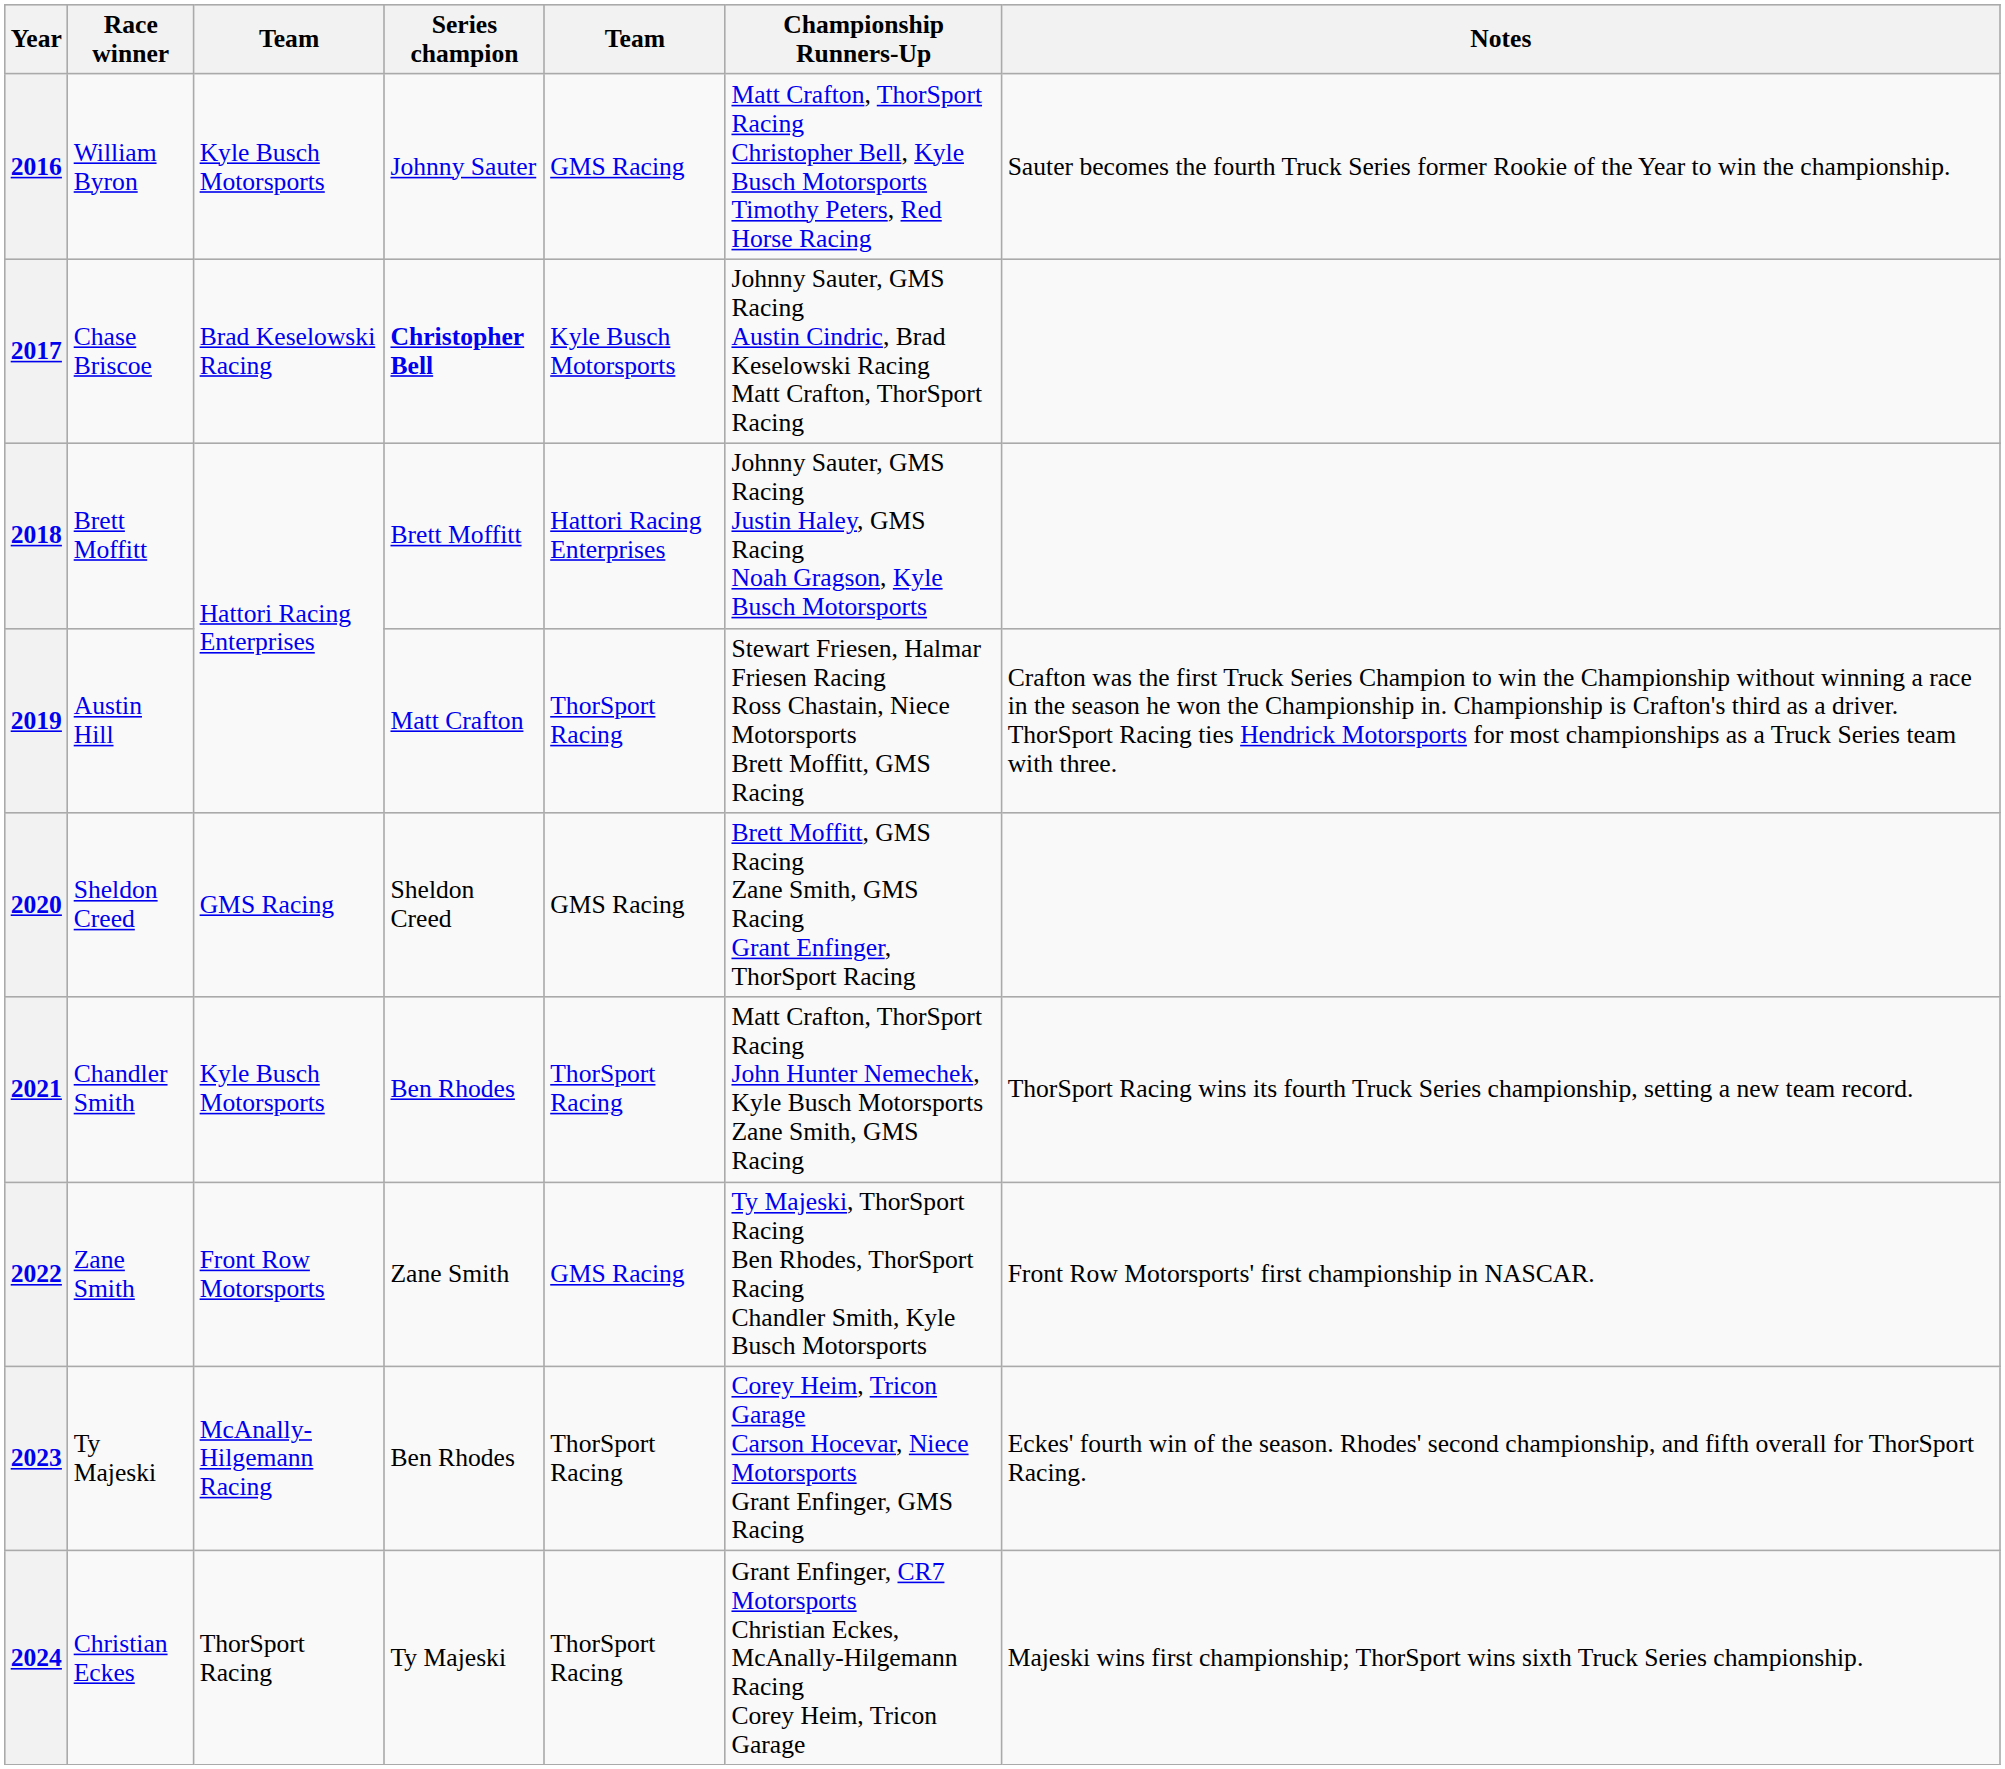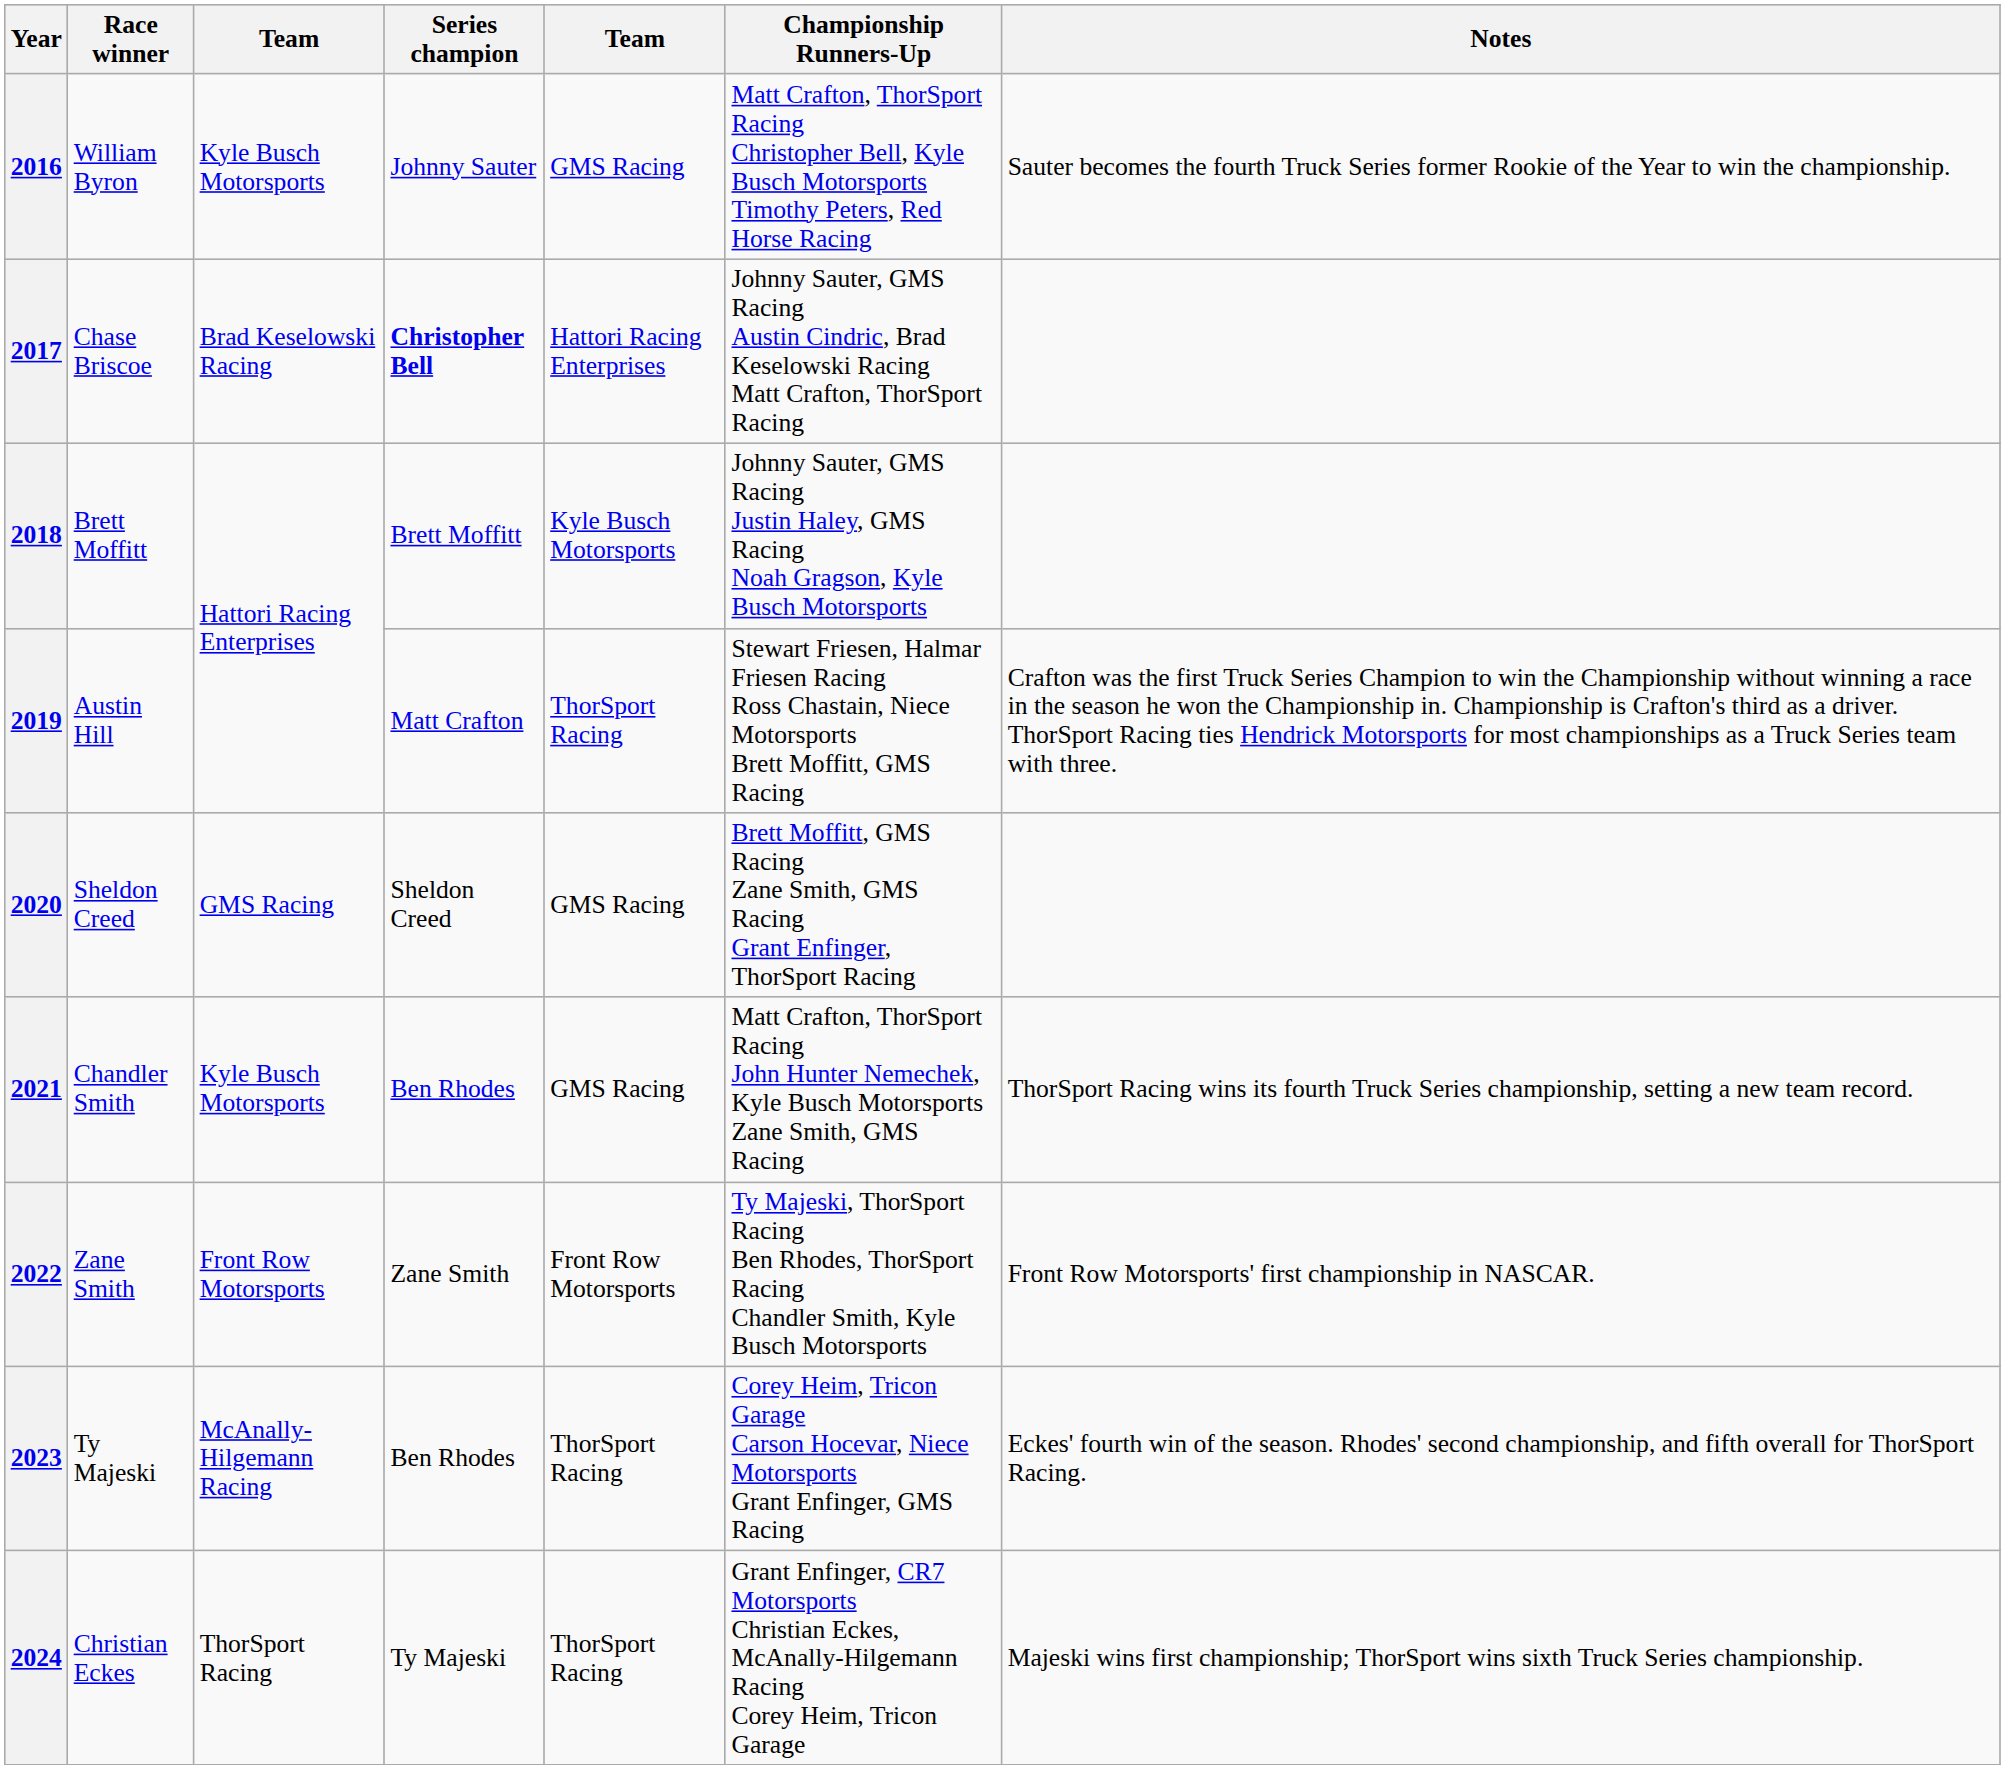(613, 350) Kyle Busch Motorsports -> (626, 350) Hattori Racing Enterprises
(626, 535) Hattori Racing Enterprises -> (613, 535) Kyle Busch Motorsports
(603, 1089) ThorSport Racing -> (617, 1089) GMS Racing
(617, 1273) GMS Racing -> (613, 1273) Front Row Motorsports
